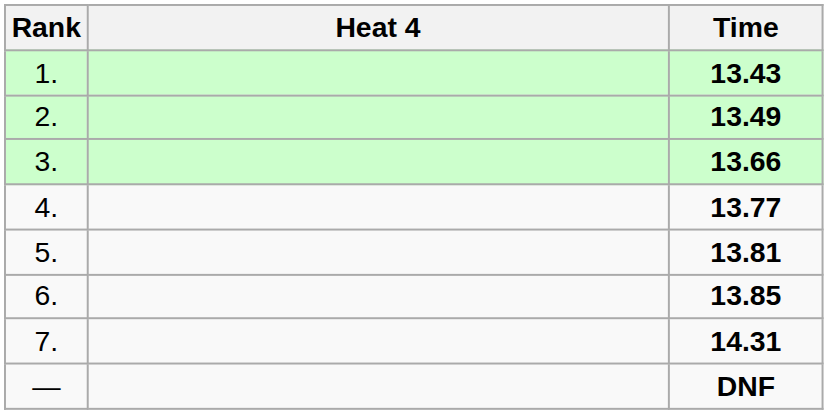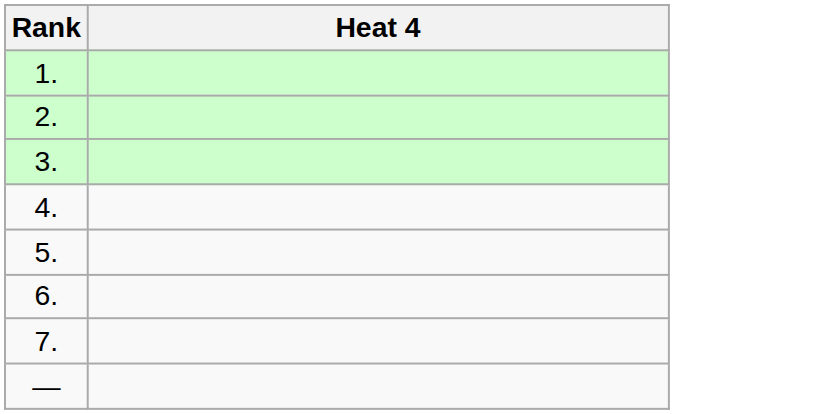- column: (746, 28)
